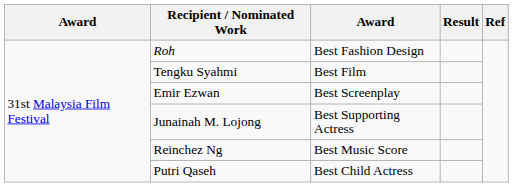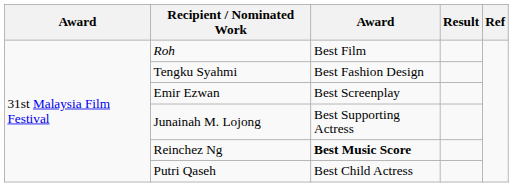(369, 51) Best Fashion Design -> (340, 51) Best Film
(340, 72) Best Film -> (369, 72) Best Fashion Design
(361, 150) normal -> (363, 150) bold
